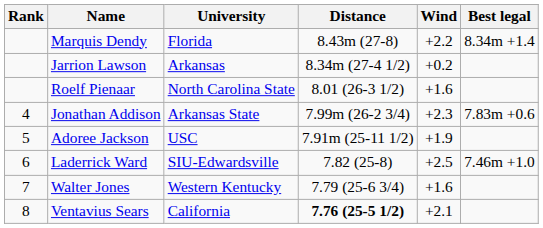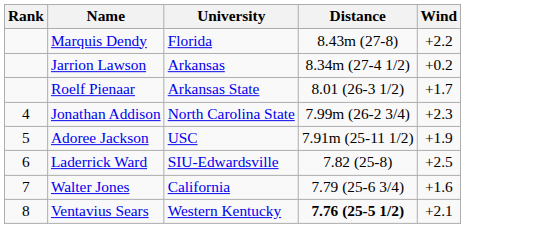- column: (499, 16)
(231, 89) North Carolina State -> (214, 89) Arkansas State
(439, 89) +1.6 -> (439, 89) +1.7
(214, 114) Arkansas State -> (231, 114) North Carolina State
(224, 187) Western Kentucky -> (199, 187) California
(199, 211) California -> (224, 211) Western Kentucky
